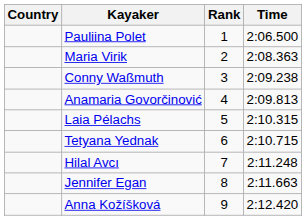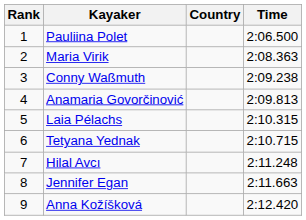columns swapped: (224, 15) <-> (33, 15)
